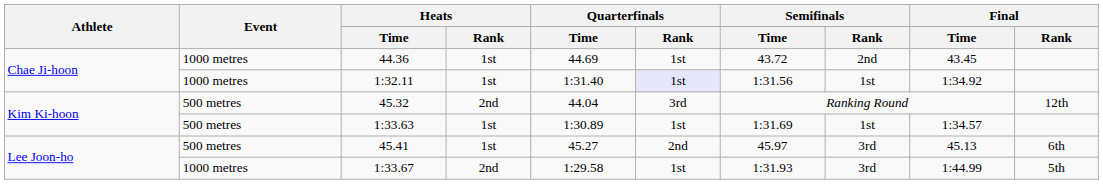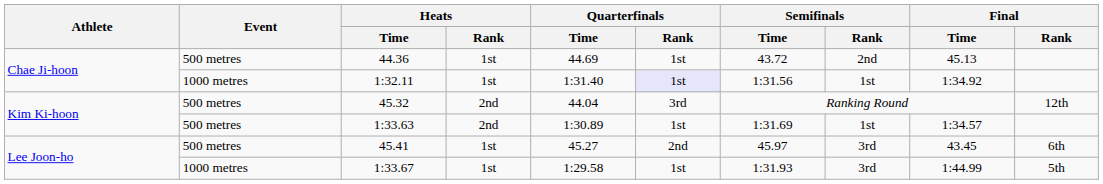(215, 59) 1000 metres -> (212, 59) 500 metres
(962, 59) 43.45 -> (962, 59) 45.13
(489, 125) 1st -> (489, 125) 2nd
(962, 146) 45.13 -> (962, 146) 43.45
(489, 168) 2nd -> (489, 168) 1st
